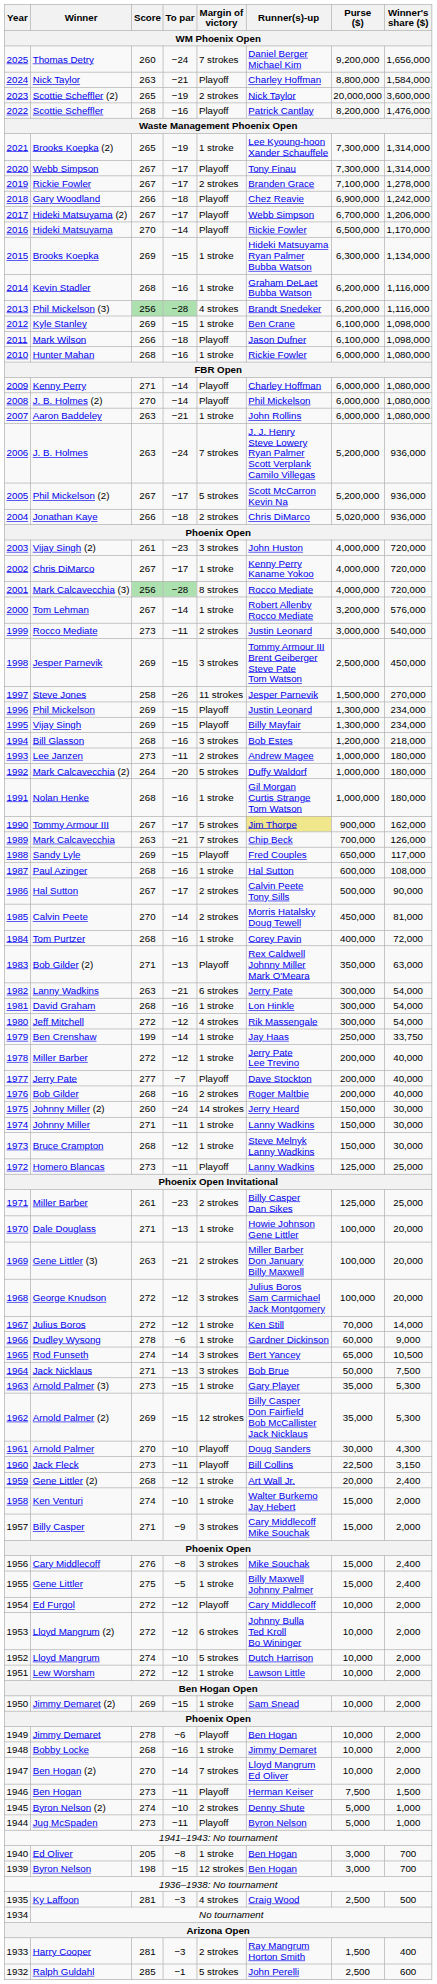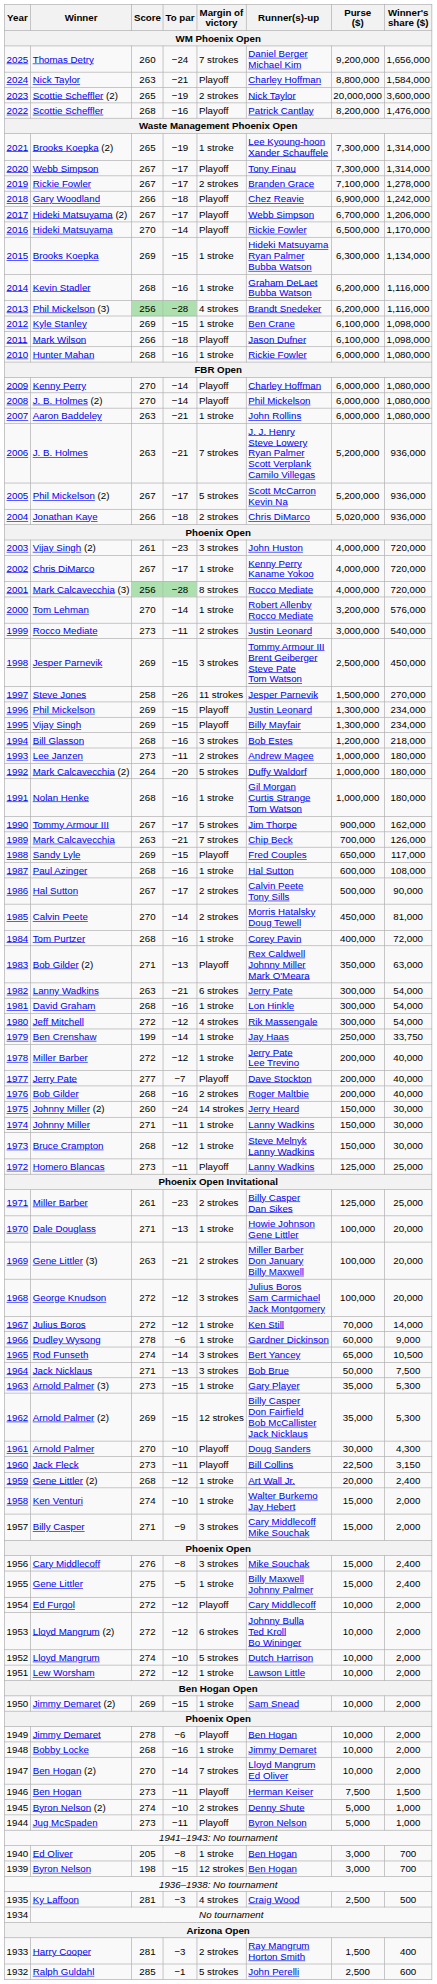(147, 385) 271 -> (147, 385) 270
(180, 453) −24 -> (180, 453) −21
(147, 610) 267 -> (147, 610) 270
(273, 824) khaki background -> (273, 824) no background
